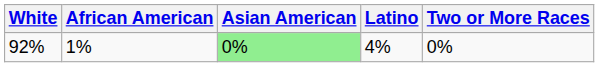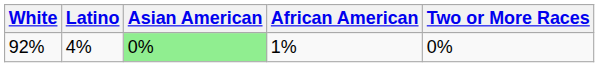columns swapped: (140, 18) <-> (392, 18)
